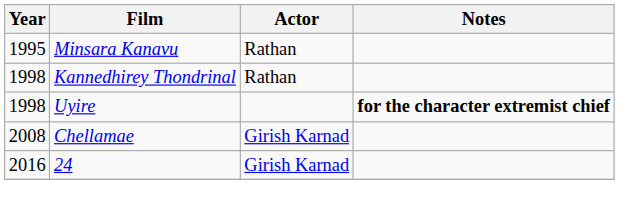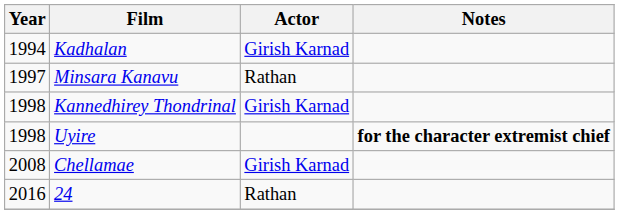+ row: (90, 48)
(27, 48) 1995 -> (27, 77) 1997
(270, 77) Rathan -> (297, 106) Girish Karnad
(297, 164) Girish Karnad -> (270, 194) Rathan
